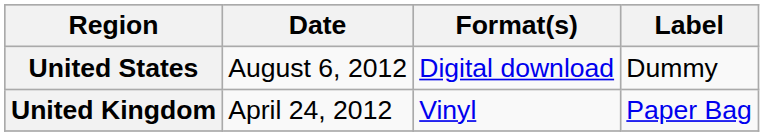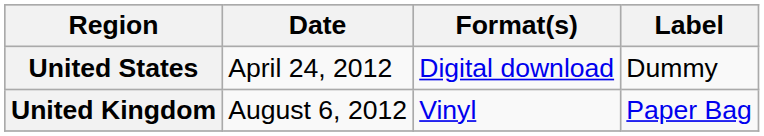(318, 67) August 6, 2012 -> (310, 67) April 24, 2012
(310, 109) April 24, 2012 -> (318, 109) August 6, 2012
